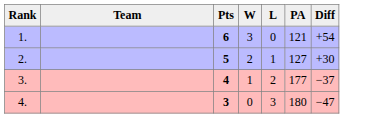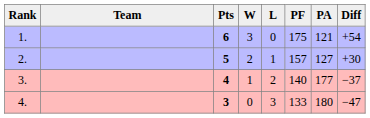+ column: (298, 15)
